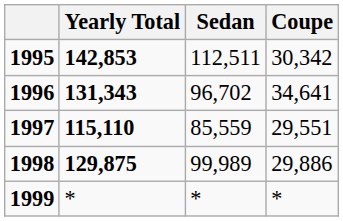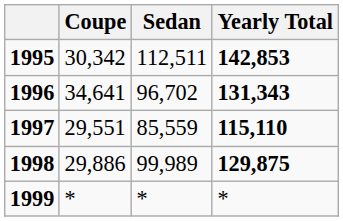columns swapped: (302, 22) <-> (122, 22)
